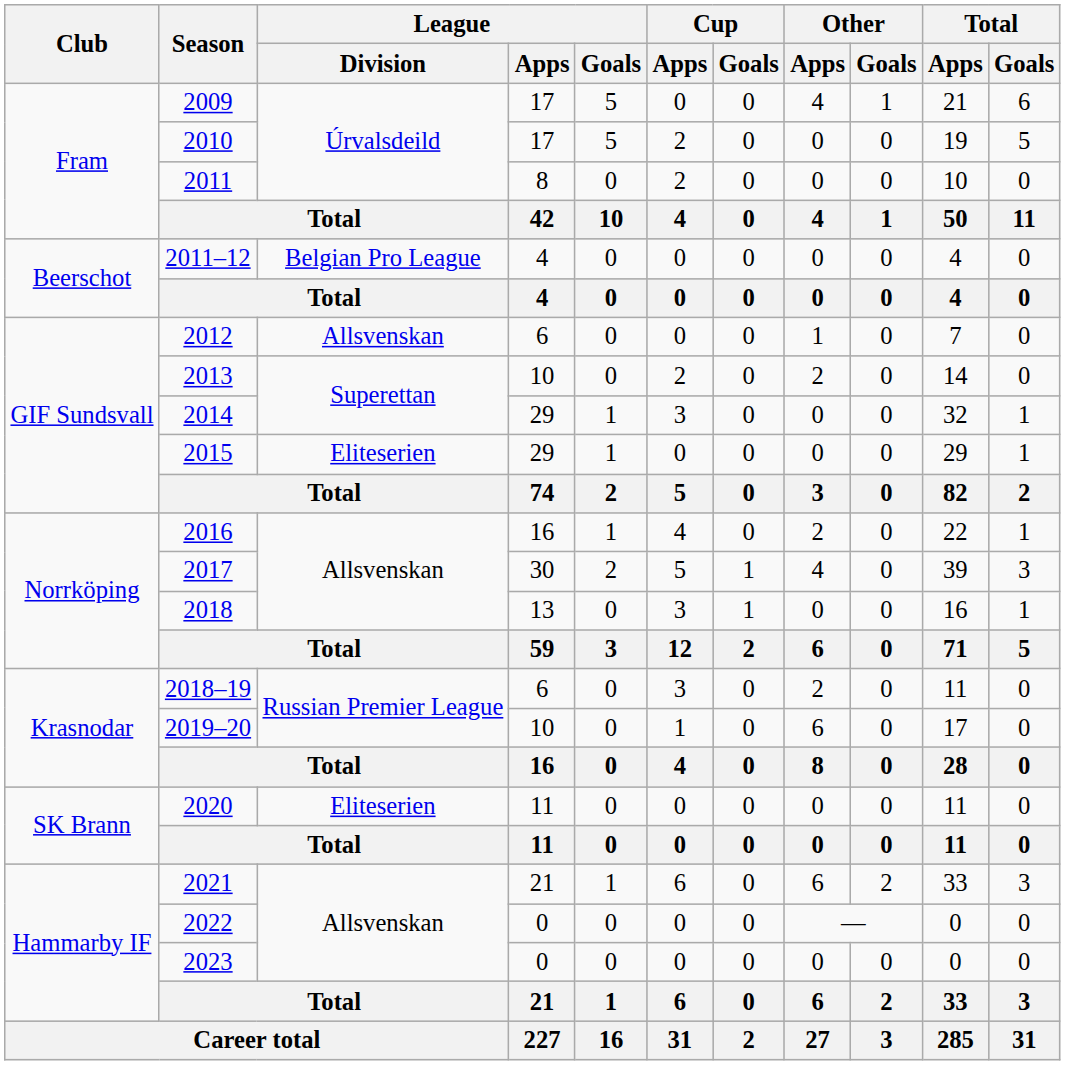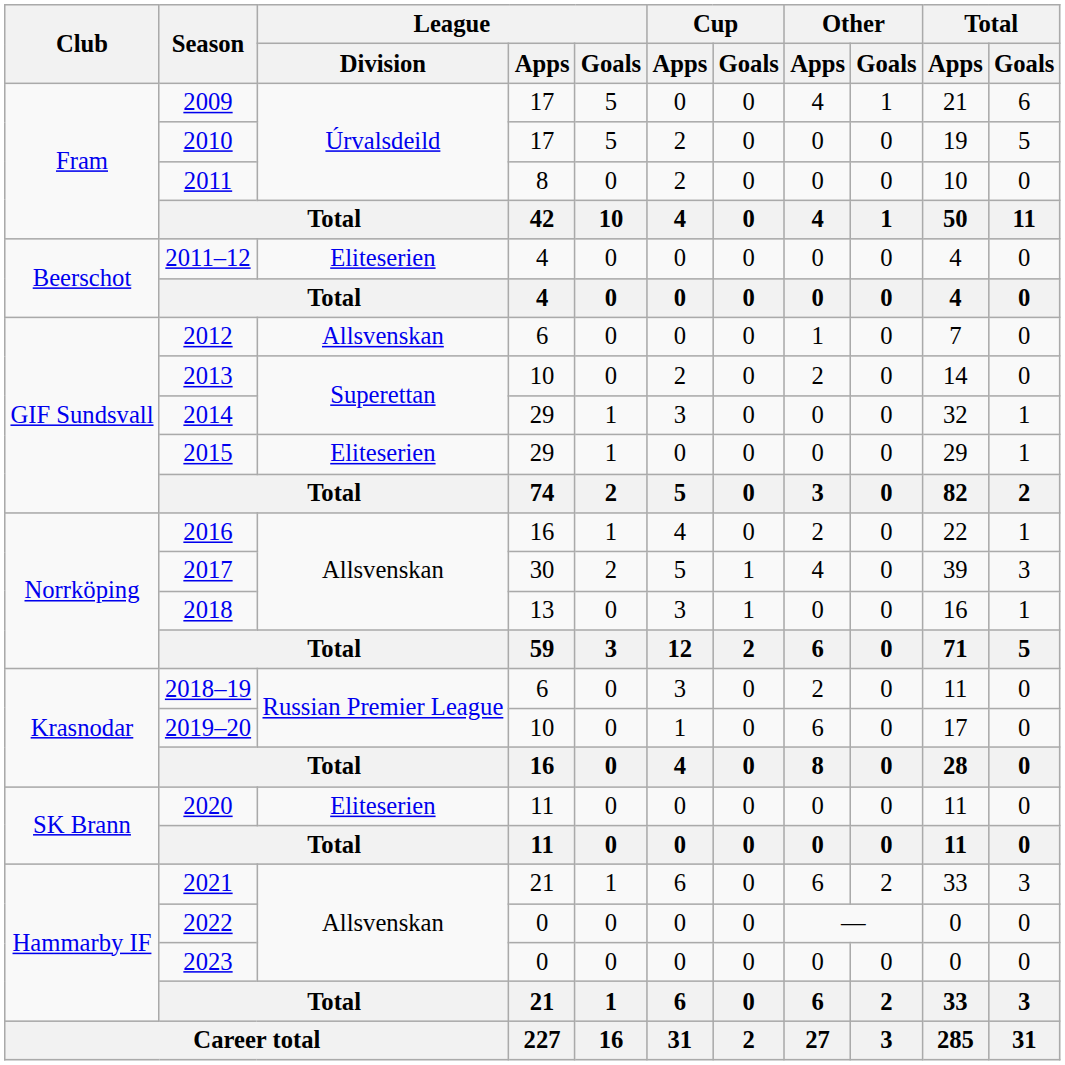(383, 258) Belgian Pro League -> (383, 258) Eliteserien
